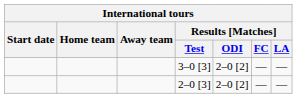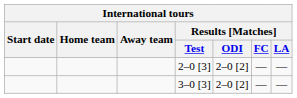rows swapped: (194, 84) <-> (194, 66)
